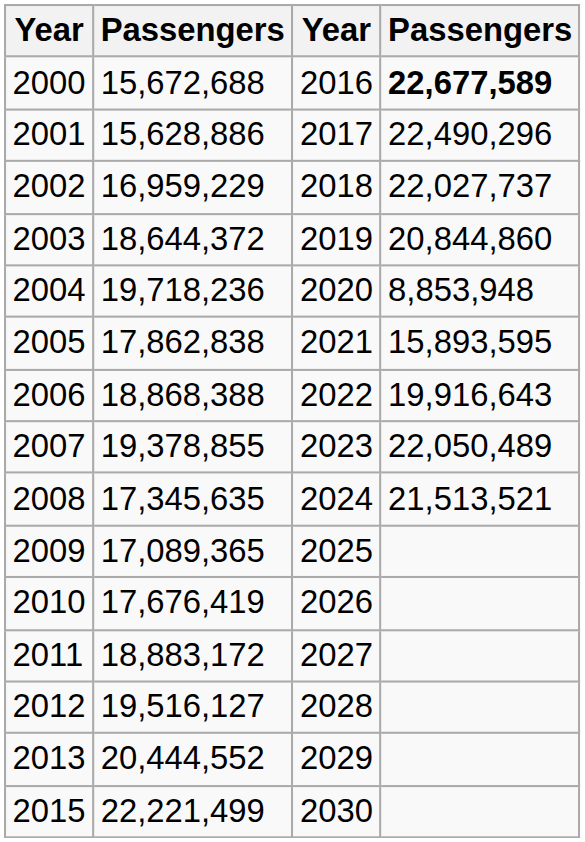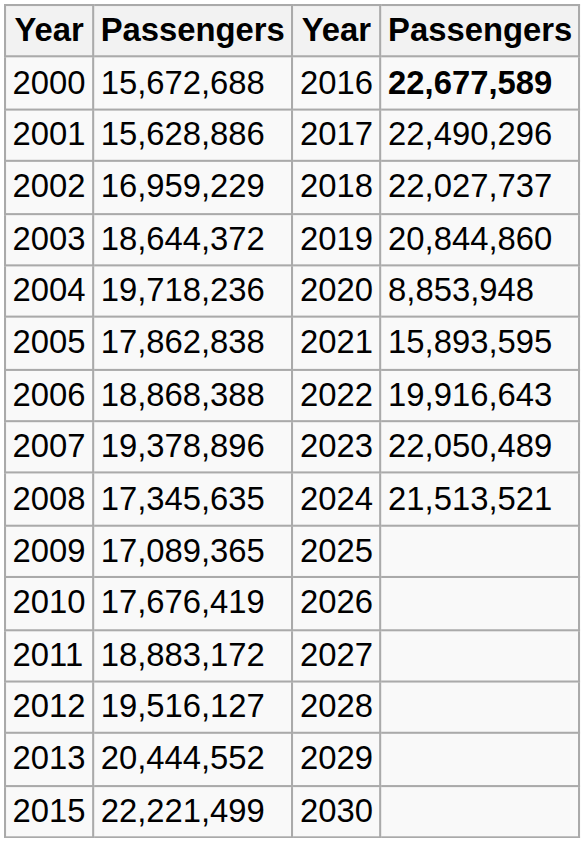(183, 446) 19,378,855 -> (183, 446) 19,378,896
